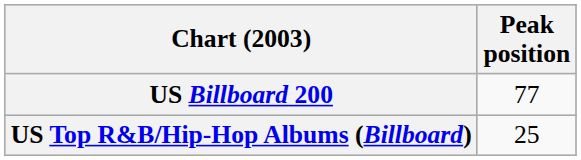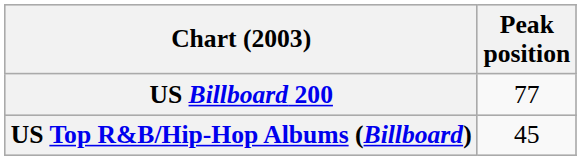(527, 134) 25 -> (527, 134) 45
